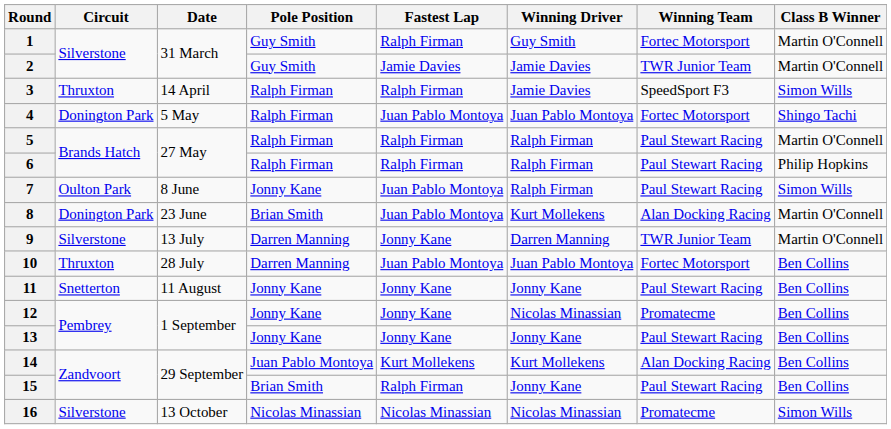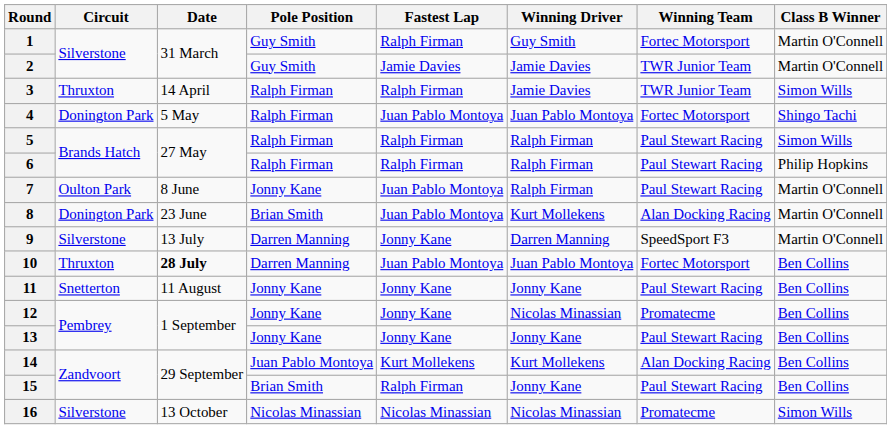(685, 90) SpeedSport F3 -> (696, 90) TWR Junior Team
(831, 139) Martin O'Connell -> (815, 139) Simon Wills
(815, 189) Simon Wills -> (831, 189) Martin O'Connell
(696, 238) TWR Junior Team -> (685, 238) SpeedSport F3
(182, 263) normal -> (184, 263) bold
